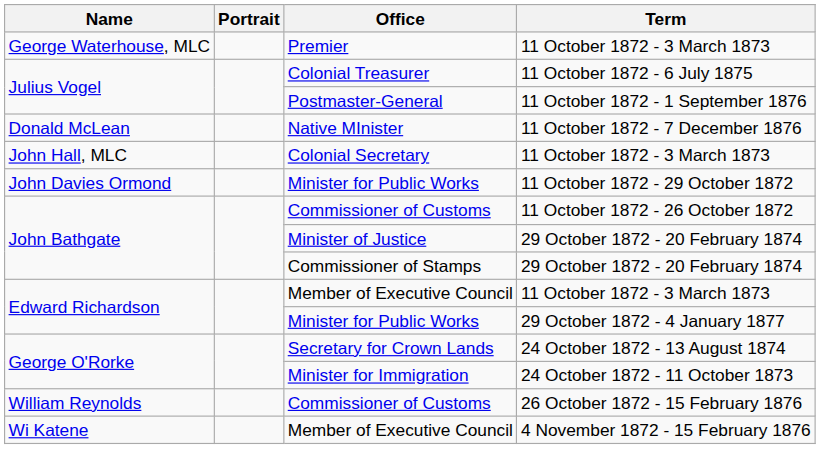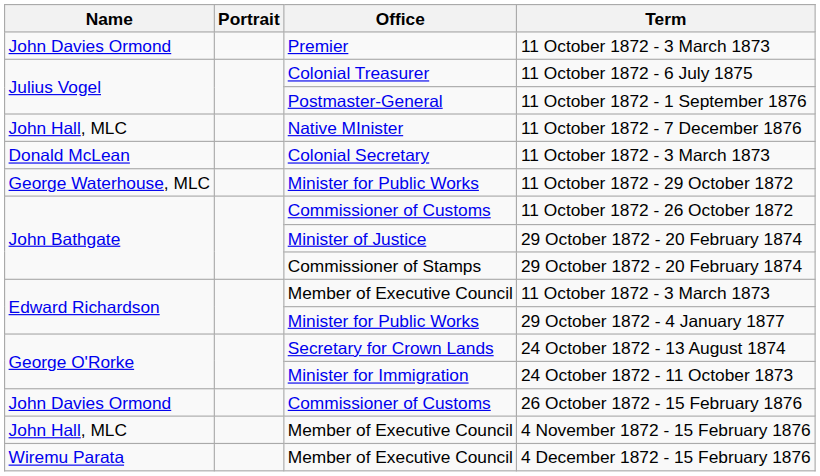(109, 46) George Waterhouse, MLC -> (90, 46) John Davies Ormond
(69, 128) Donald McLean -> (68, 128) John Hall, MLC
(68, 156) John Hall, MLC -> (69, 156) Donald McLean
(90, 183) John Davies Ormond -> (109, 183) George Waterhouse, MLC
(75, 403) William Reynolds -> (90, 403) John Davies Ormond
(49, 430) Wi Katene -> (68, 430) John Hall, MLC
+ row: (400, 457)
